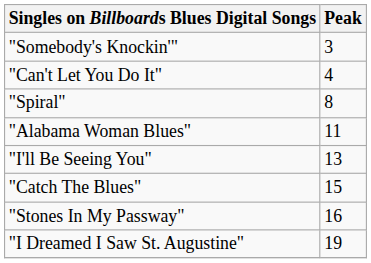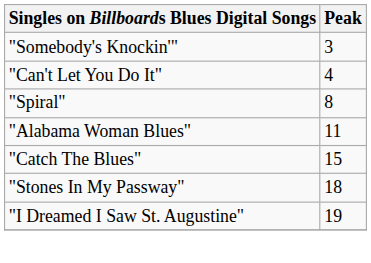- row: (80, 159)
(333, 215) 16 -> (333, 187) 18
